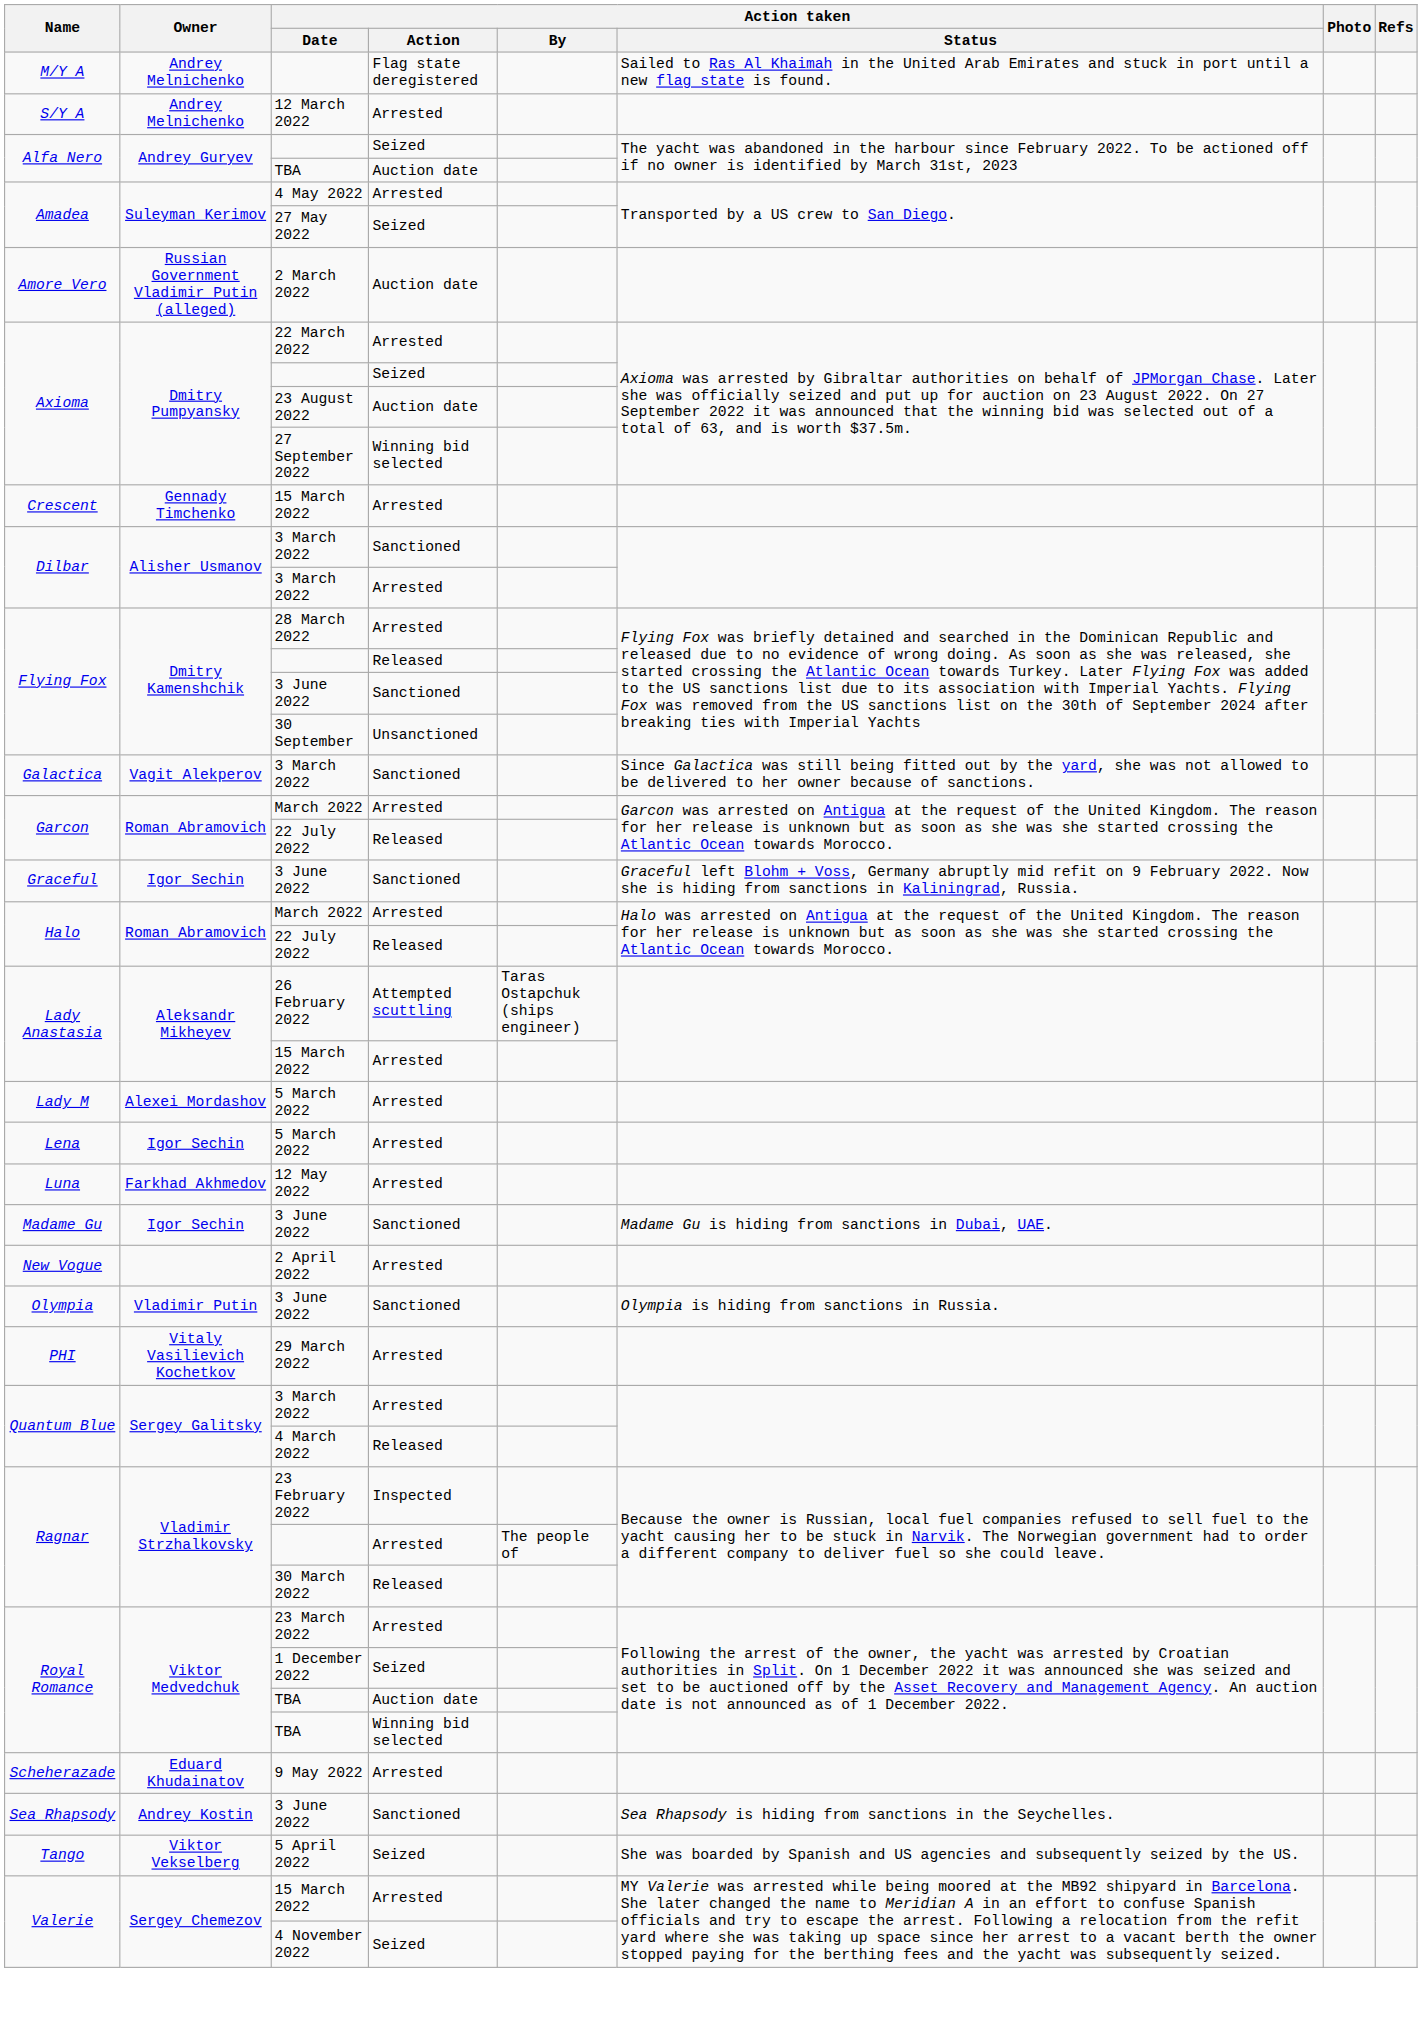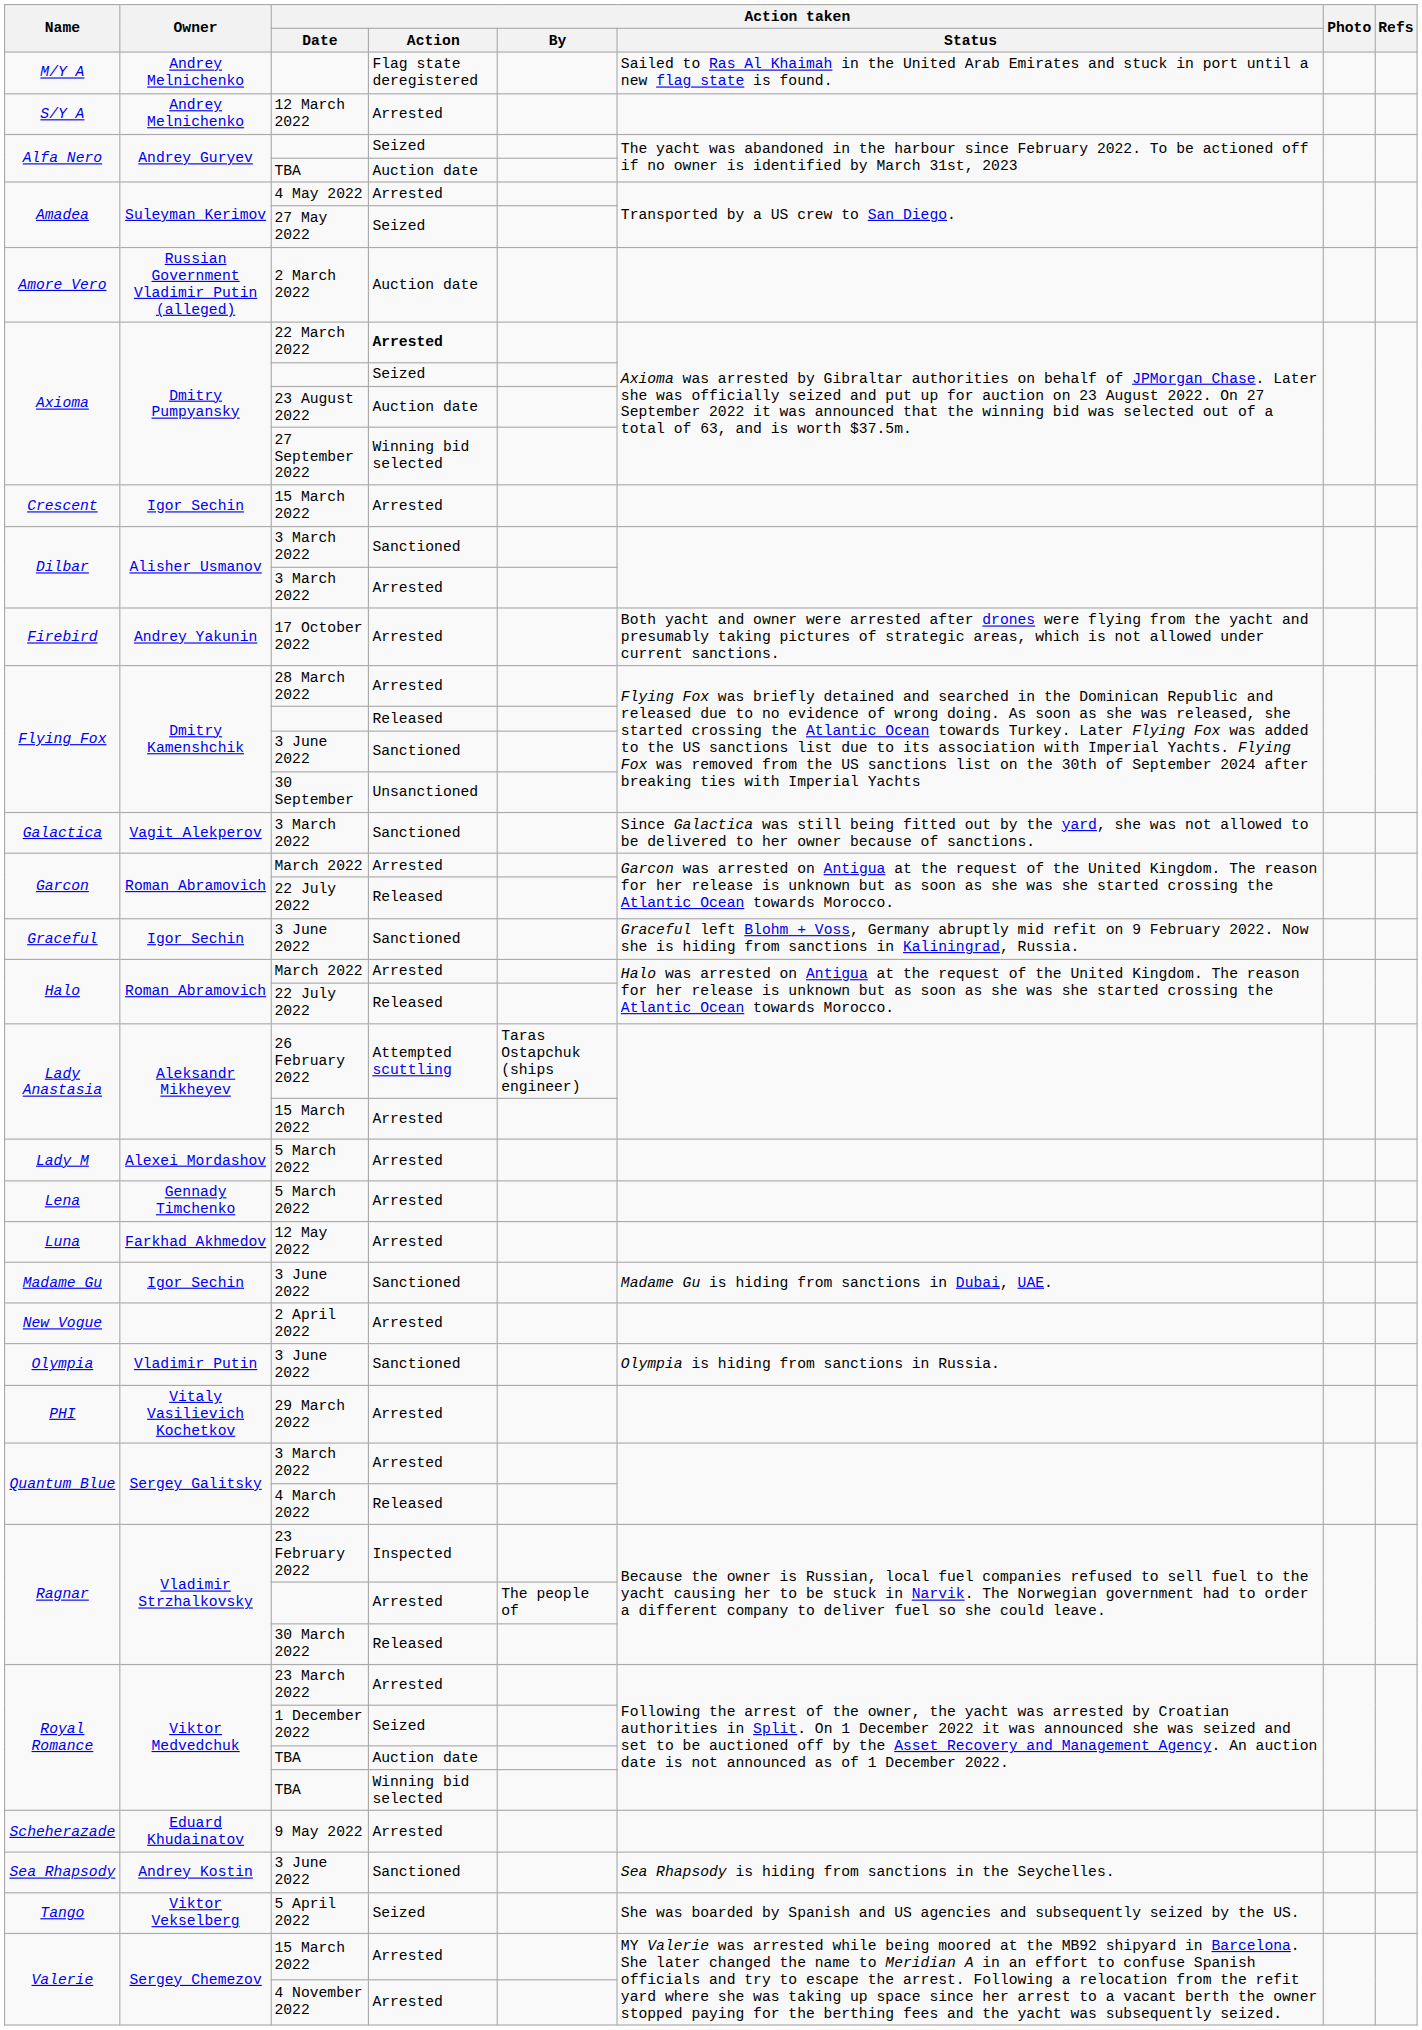(408, 342) normal -> (408, 342) bold
(196, 506) Gennady Timchenko -> (196, 506) Igor Sechin
+ row: (62, 637)
(196, 1143) Igor Sechin -> (196, 1201) Gennady Timchenko
(399, 1944) Seized -> (408, 2002) Arrested
